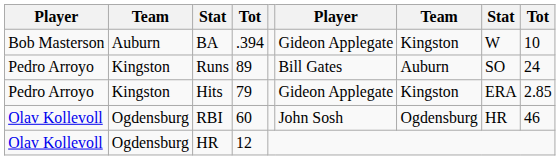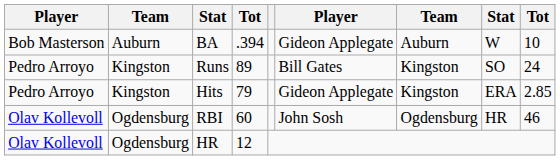(430, 42) Kingston -> (425, 42) Auburn
(425, 67) Auburn -> (430, 67) Kingston
